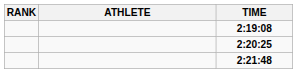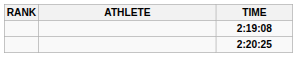- row: (254, 61)
